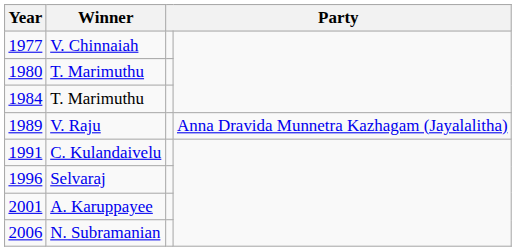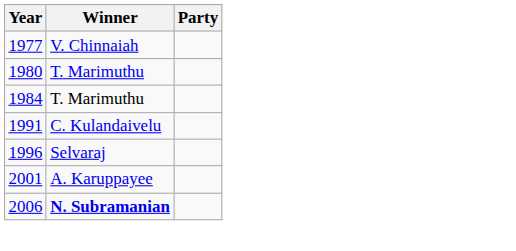- row: (25, 125)
(105, 233) normal -> (110, 206) bold
